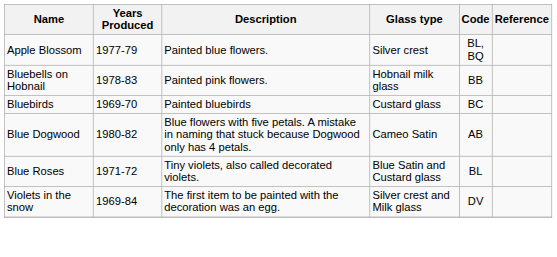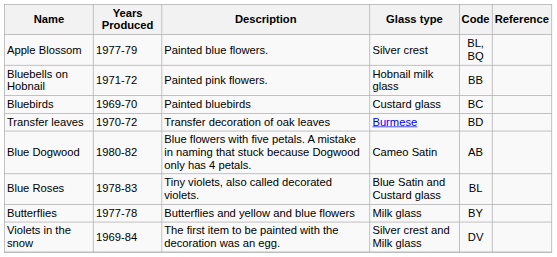(117, 80) 1978-83 -> (117, 80) 1971-72
+ row: (45, 122)
(117, 171) 1971-72 -> (117, 189) 1978-83
+ row: (32, 213)
